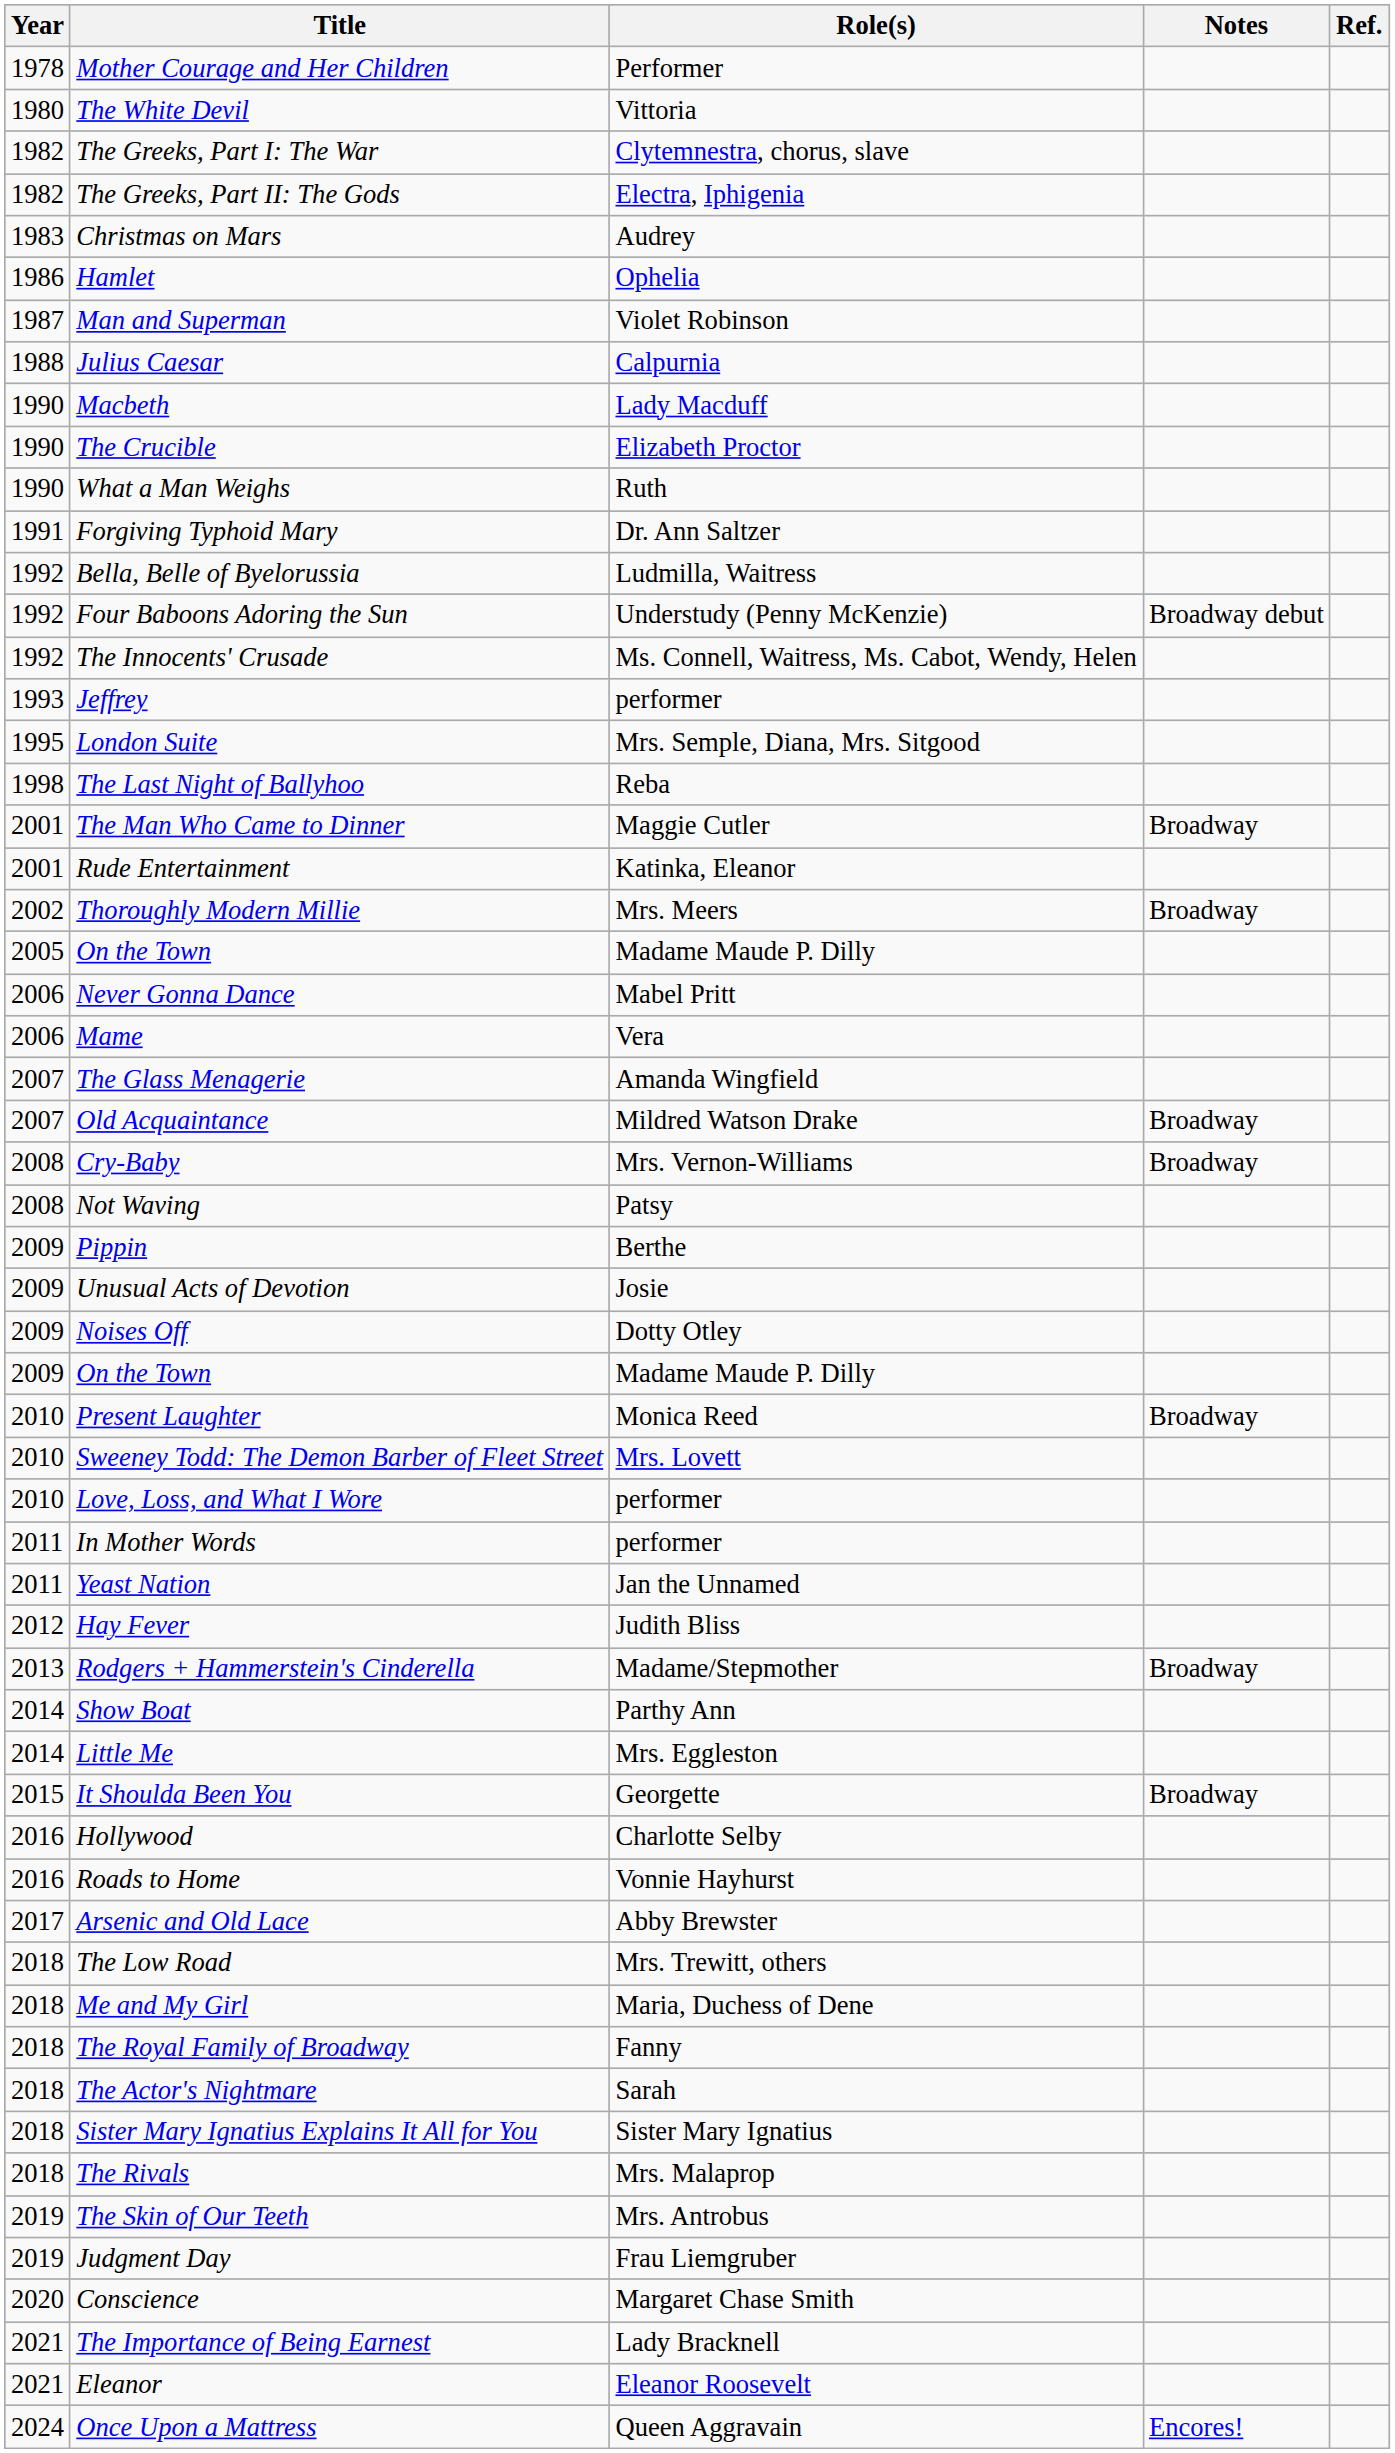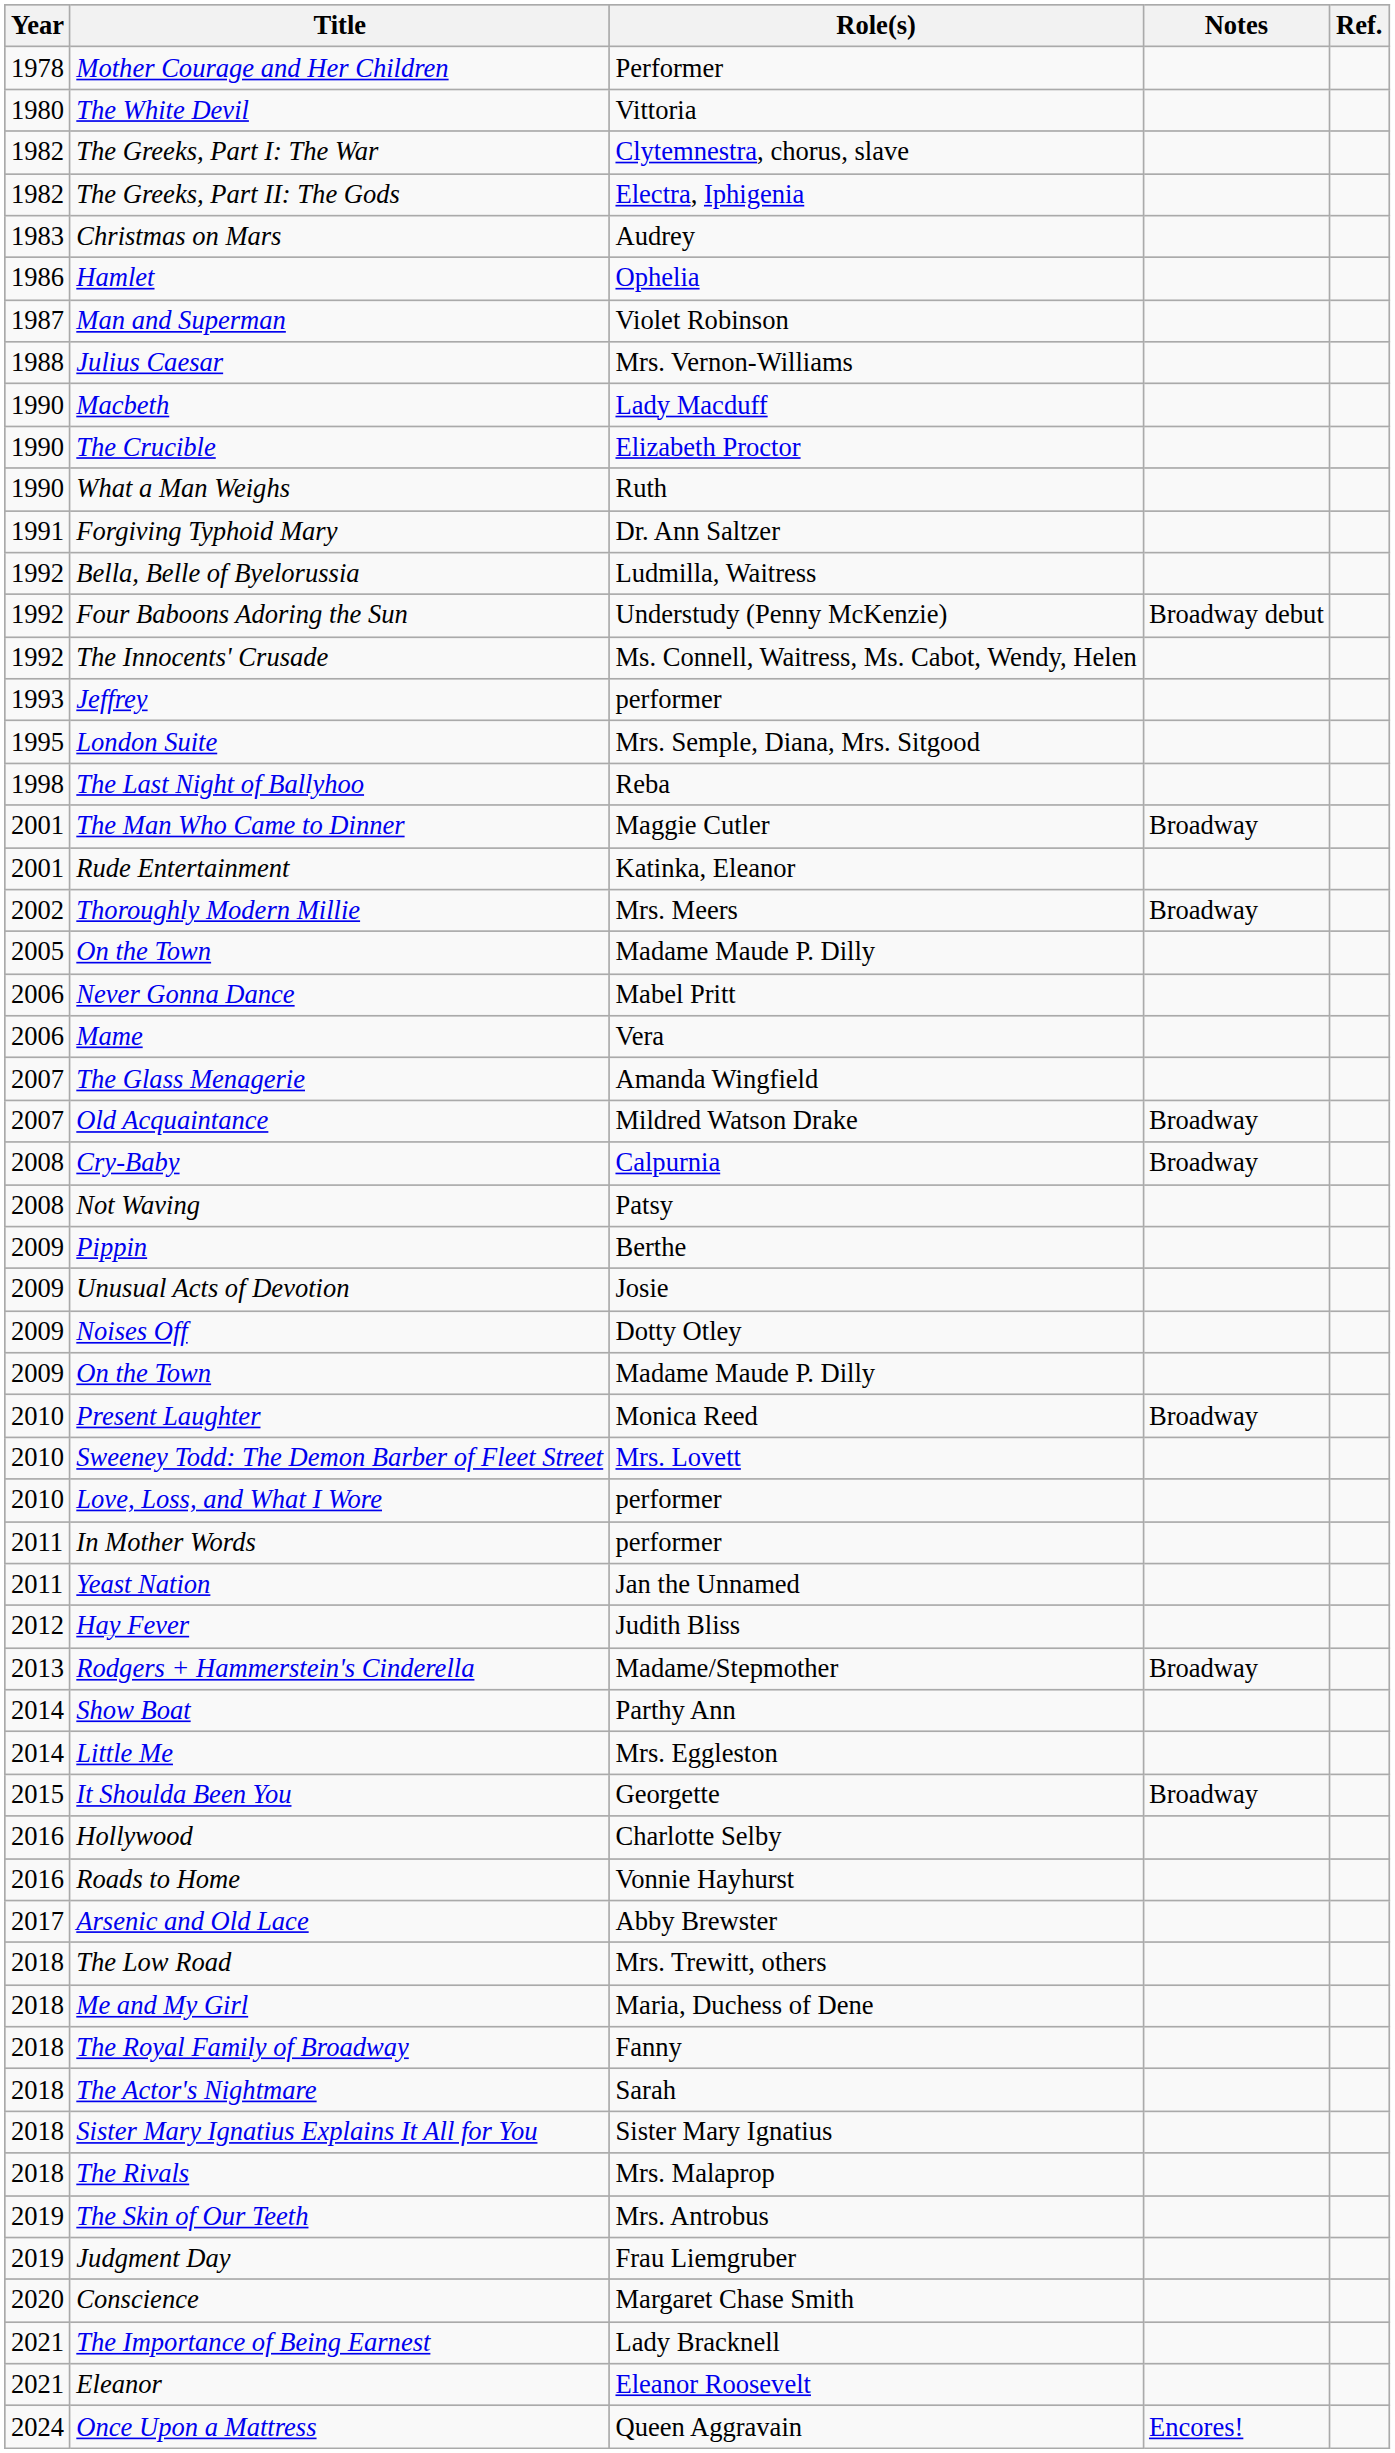(668, 362) Calpurnia -> (734, 362) Mrs. Vernon-Williams
(734, 1162) Mrs. Vernon-Williams -> (668, 1162) Calpurnia
